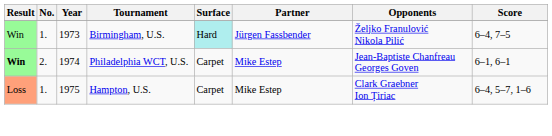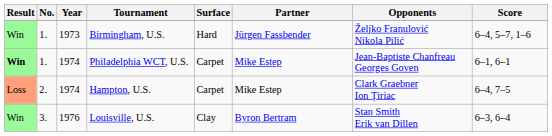(207, 34) paleturquoise background -> (207, 34) no background
(493, 34) 6–4, 7–5 -> (503, 34) 6–4, 5–7, 1–6
(43, 62) 2. -> (43, 62) 1.
(43, 90) 1. -> (43, 90) 2.
(69, 90) 1975 -> (69, 90) 1974
(503, 90) 6–4, 5–7, 1–6 -> (493, 90) 6–4, 7–5
+ row: (122, 117)
